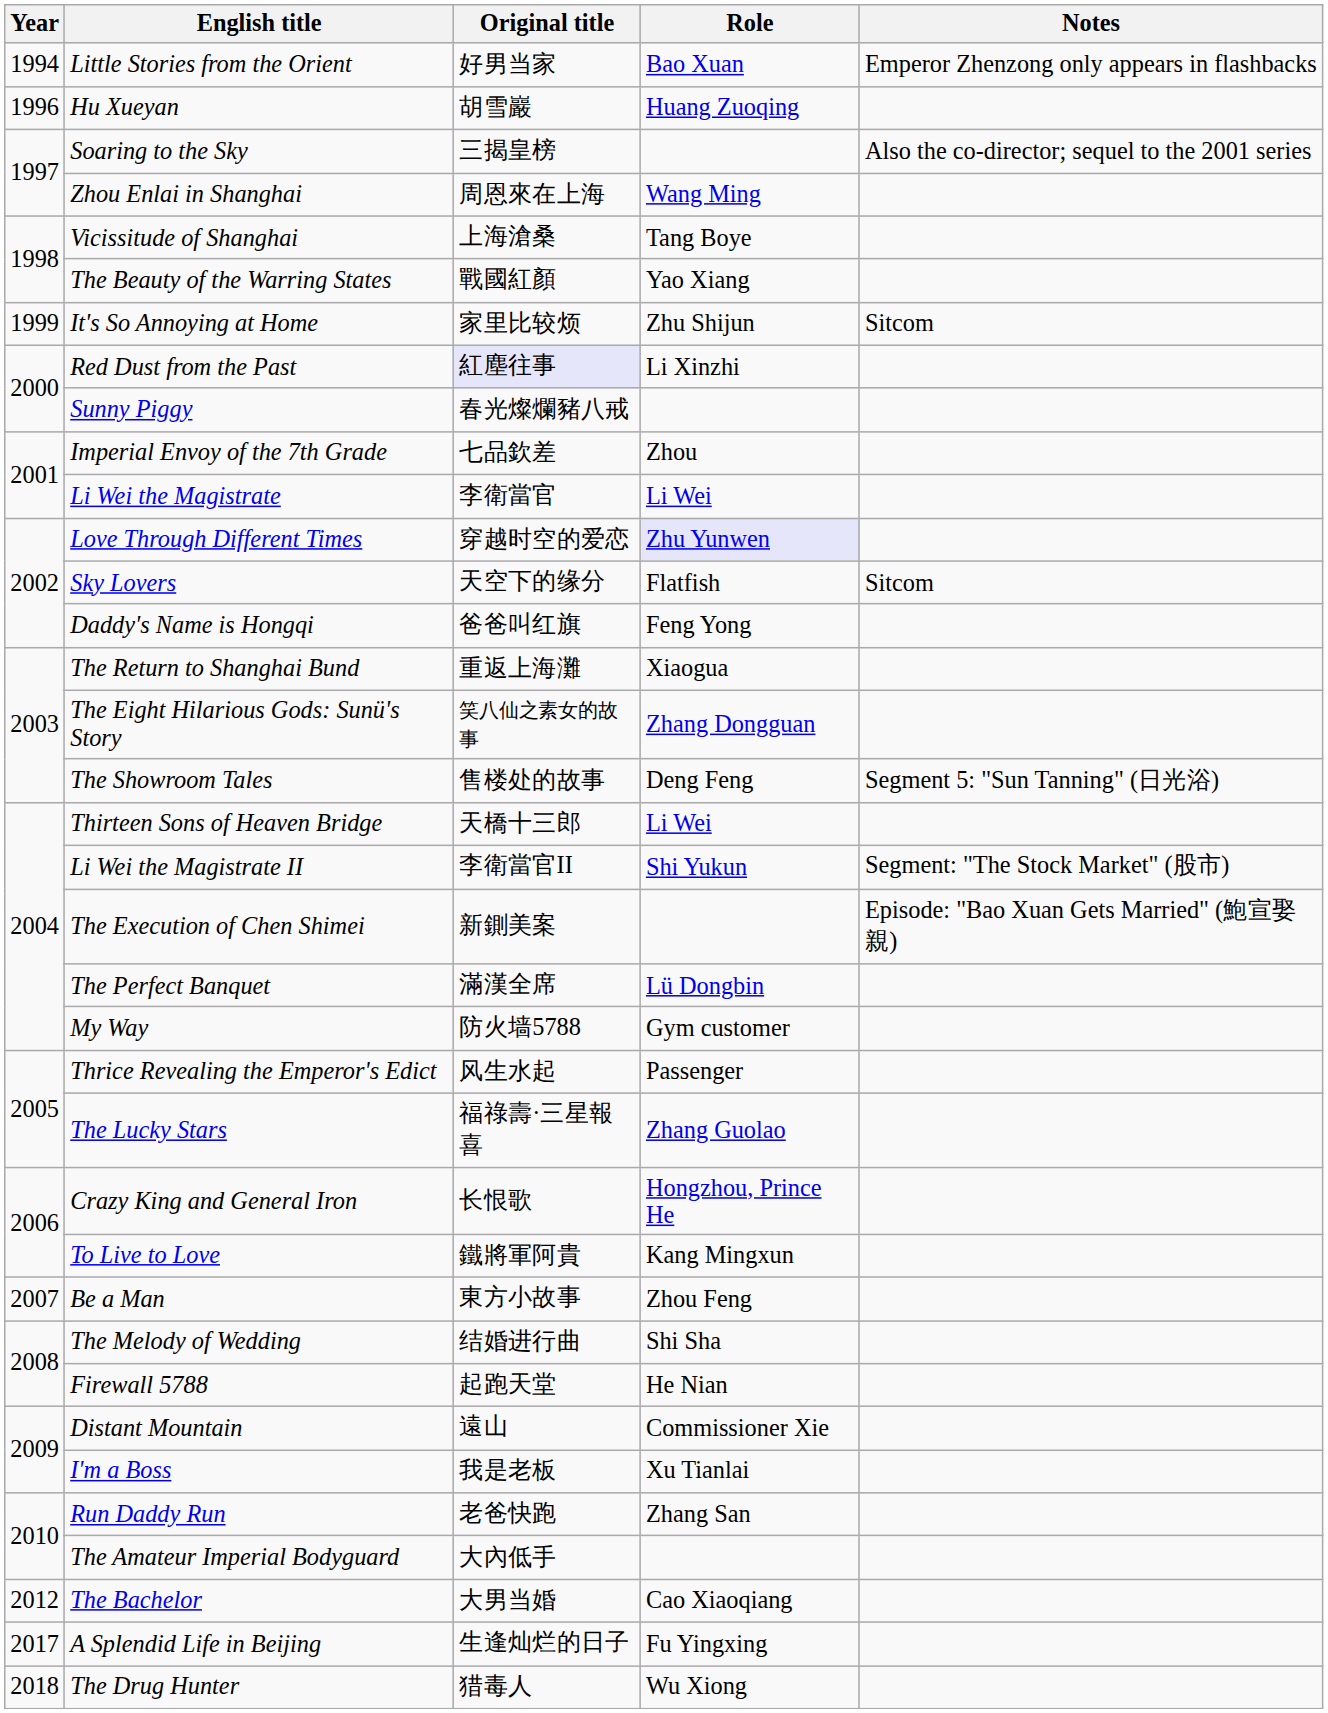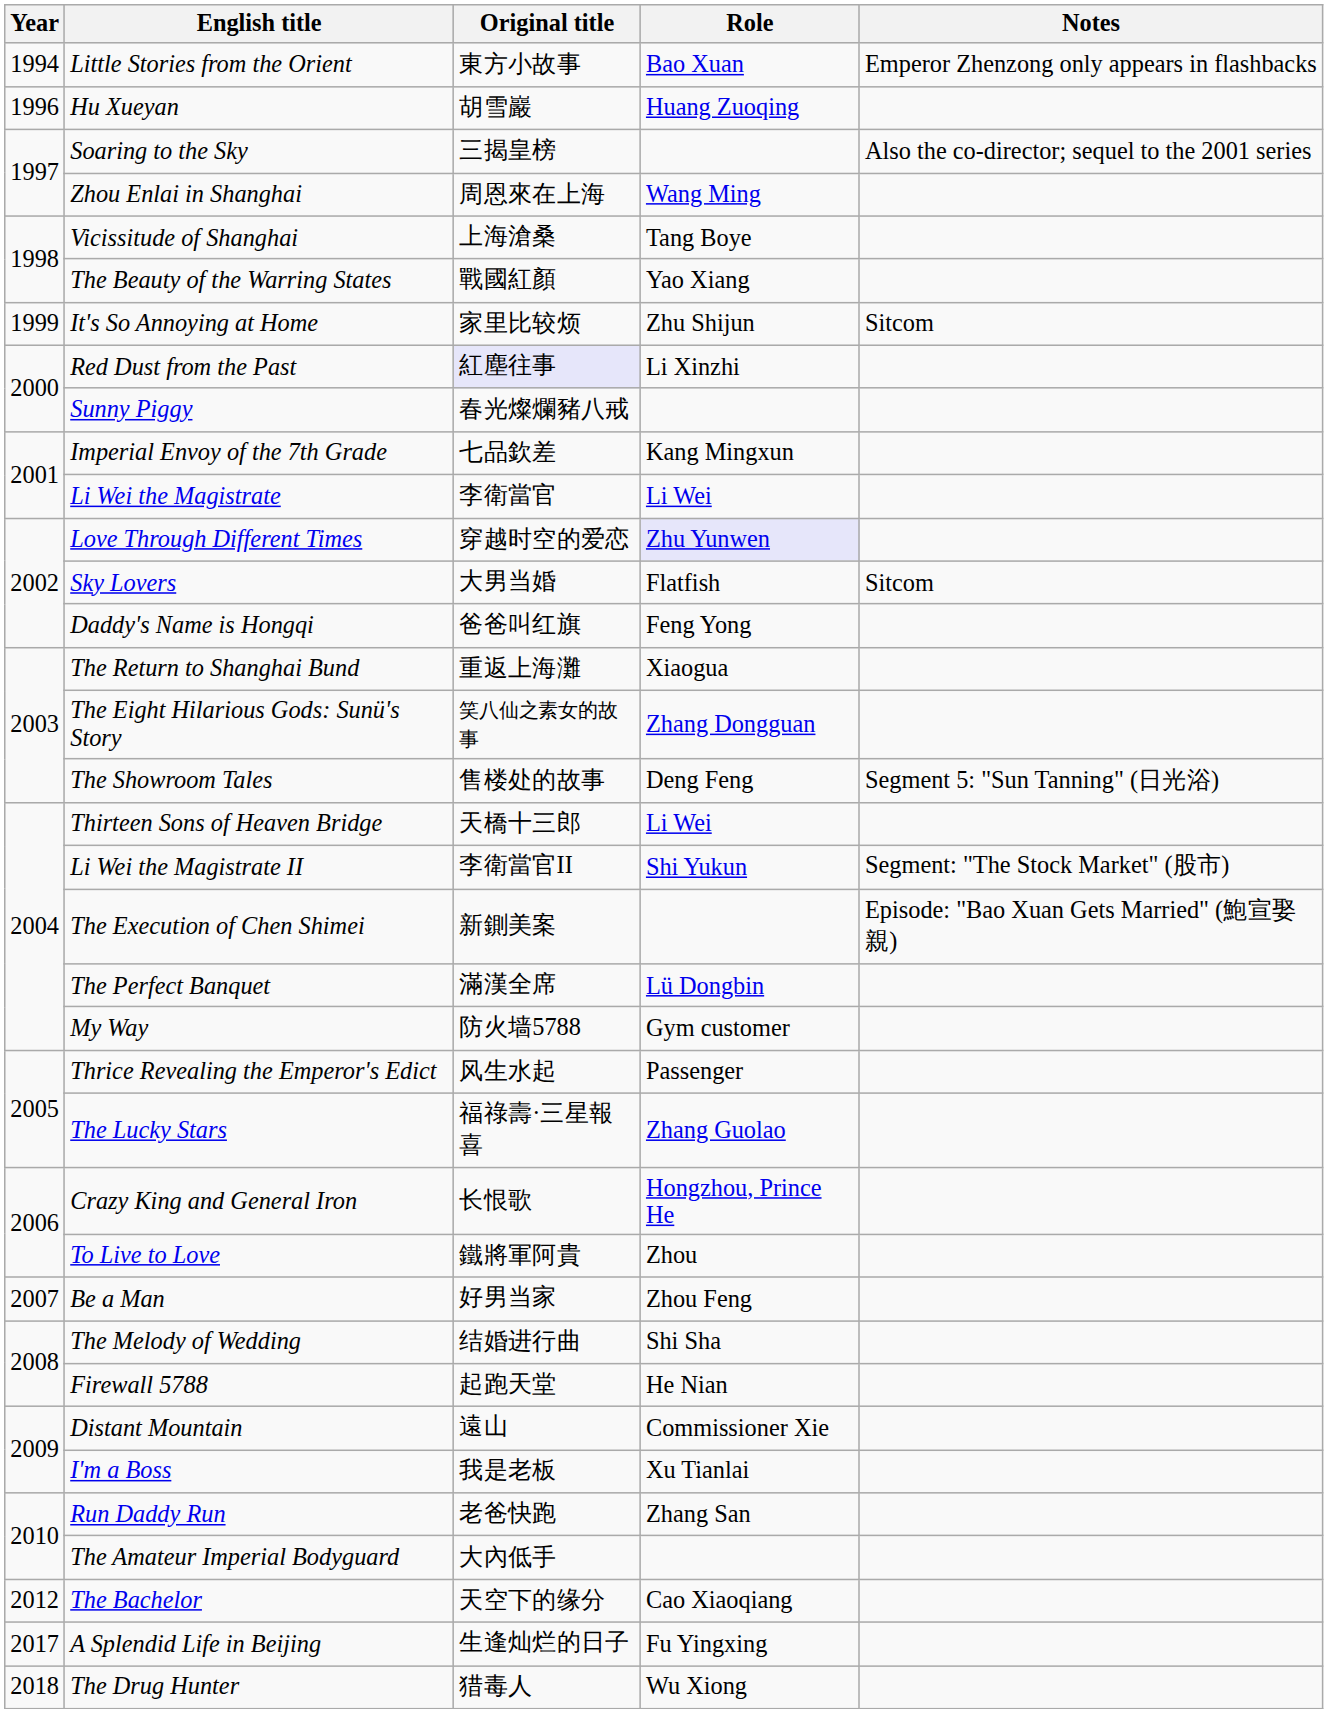(508, 63) 好男当家 -> (520, 63) 東方小故事
(672, 452) Zhou -> (720, 452) Kang Mingxun
(532, 581) 天空下的缘分 -> (508, 581) 大男当婚
(720, 1255) Kang Mingxun -> (672, 1255) Zhou
(520, 1297) 東方小故事 -> (508, 1297) 好男当家
(508, 1599) 大男当婚 -> (532, 1599) 天空下的缘分
